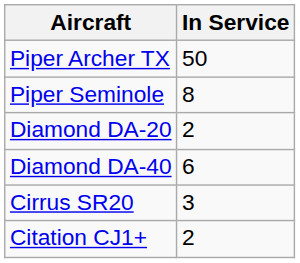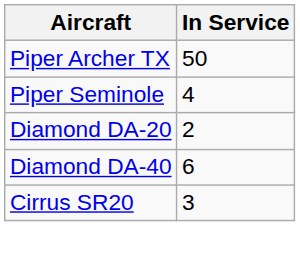(188, 94) 8 -> (188, 94) 4
- row: (78, 238)
